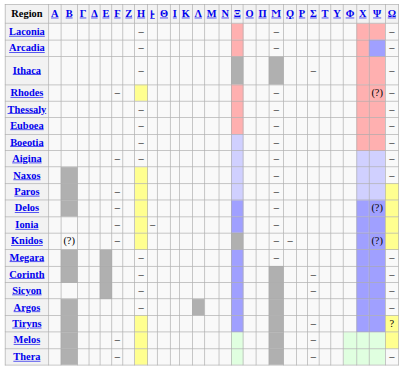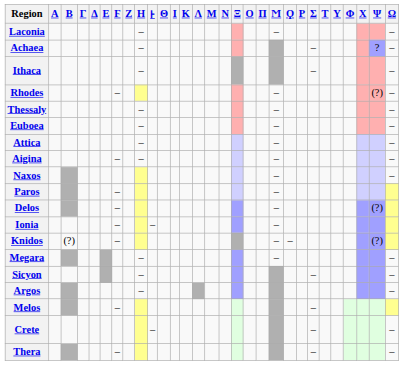- row: (27, 48)
+ row: (27, 48)
- row: (27, 142)
+ row: (27, 142)
- row: (27, 274)
- row: (27, 323)
+ row: (27, 329)
